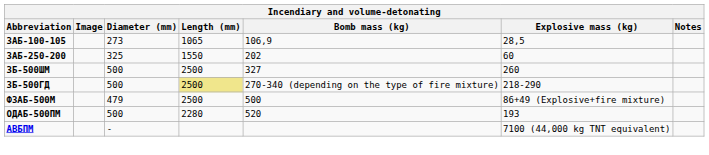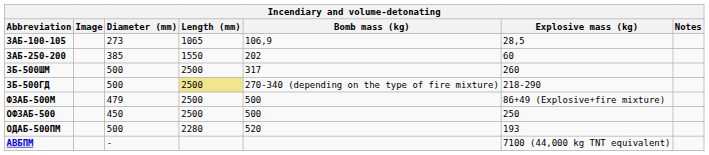(115, 56) 325 -> (115, 56) 385
(253, 70) 327 -> (253, 70) 317
+ row: (31, 114)
